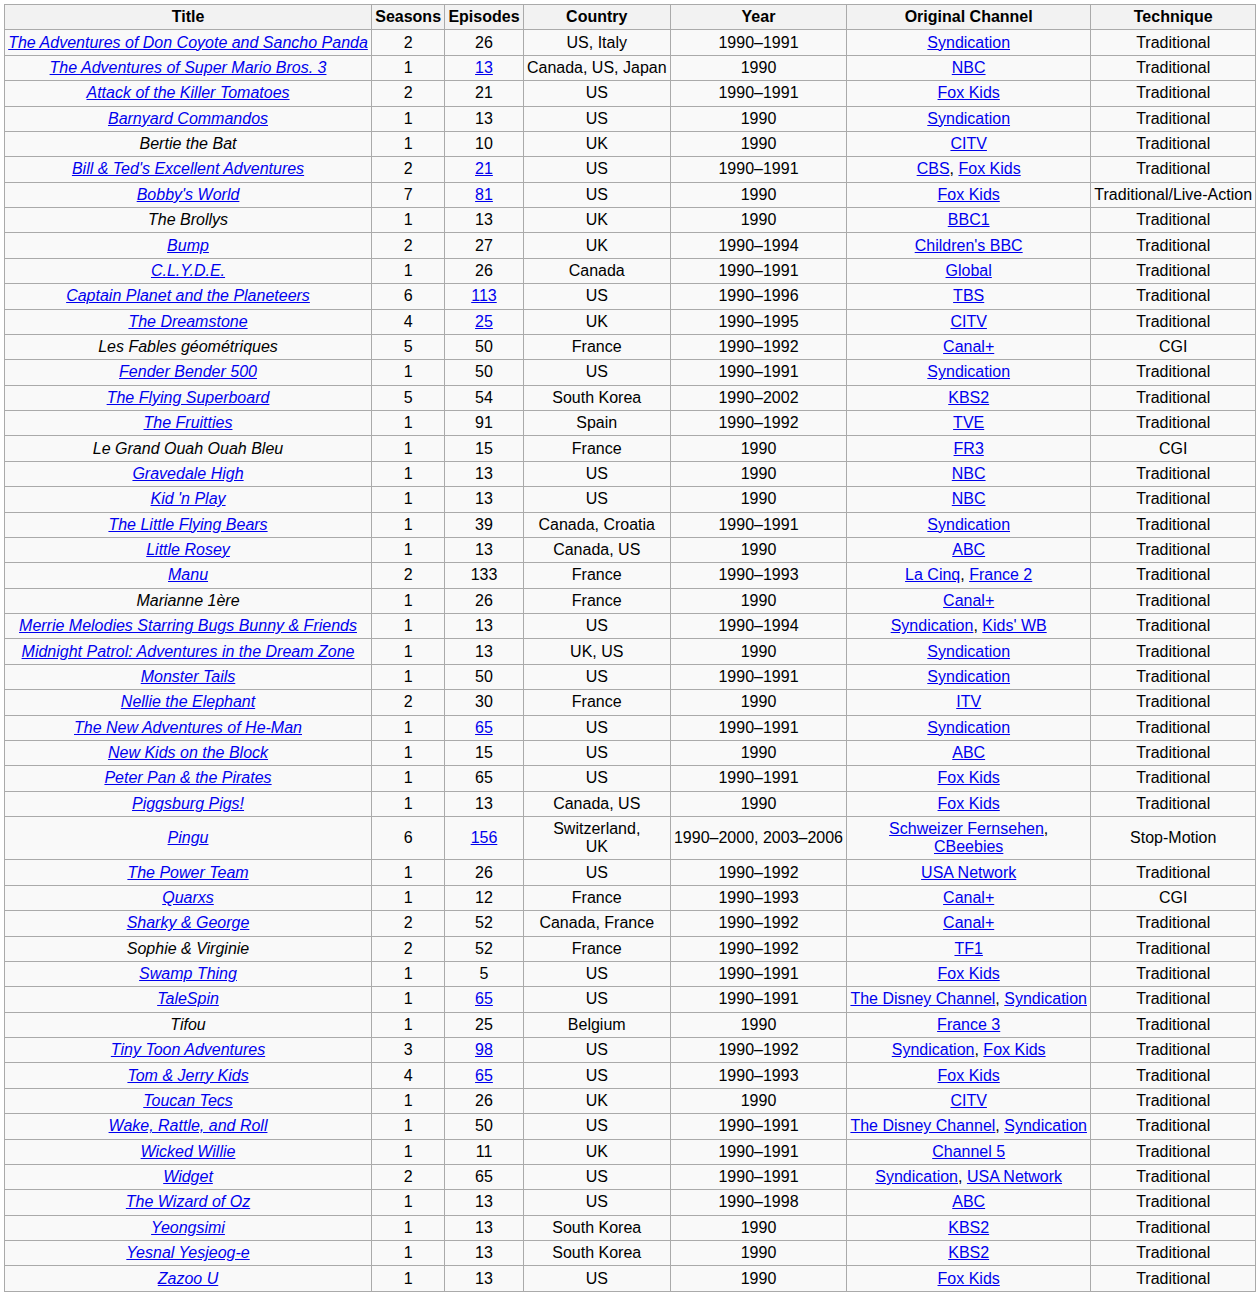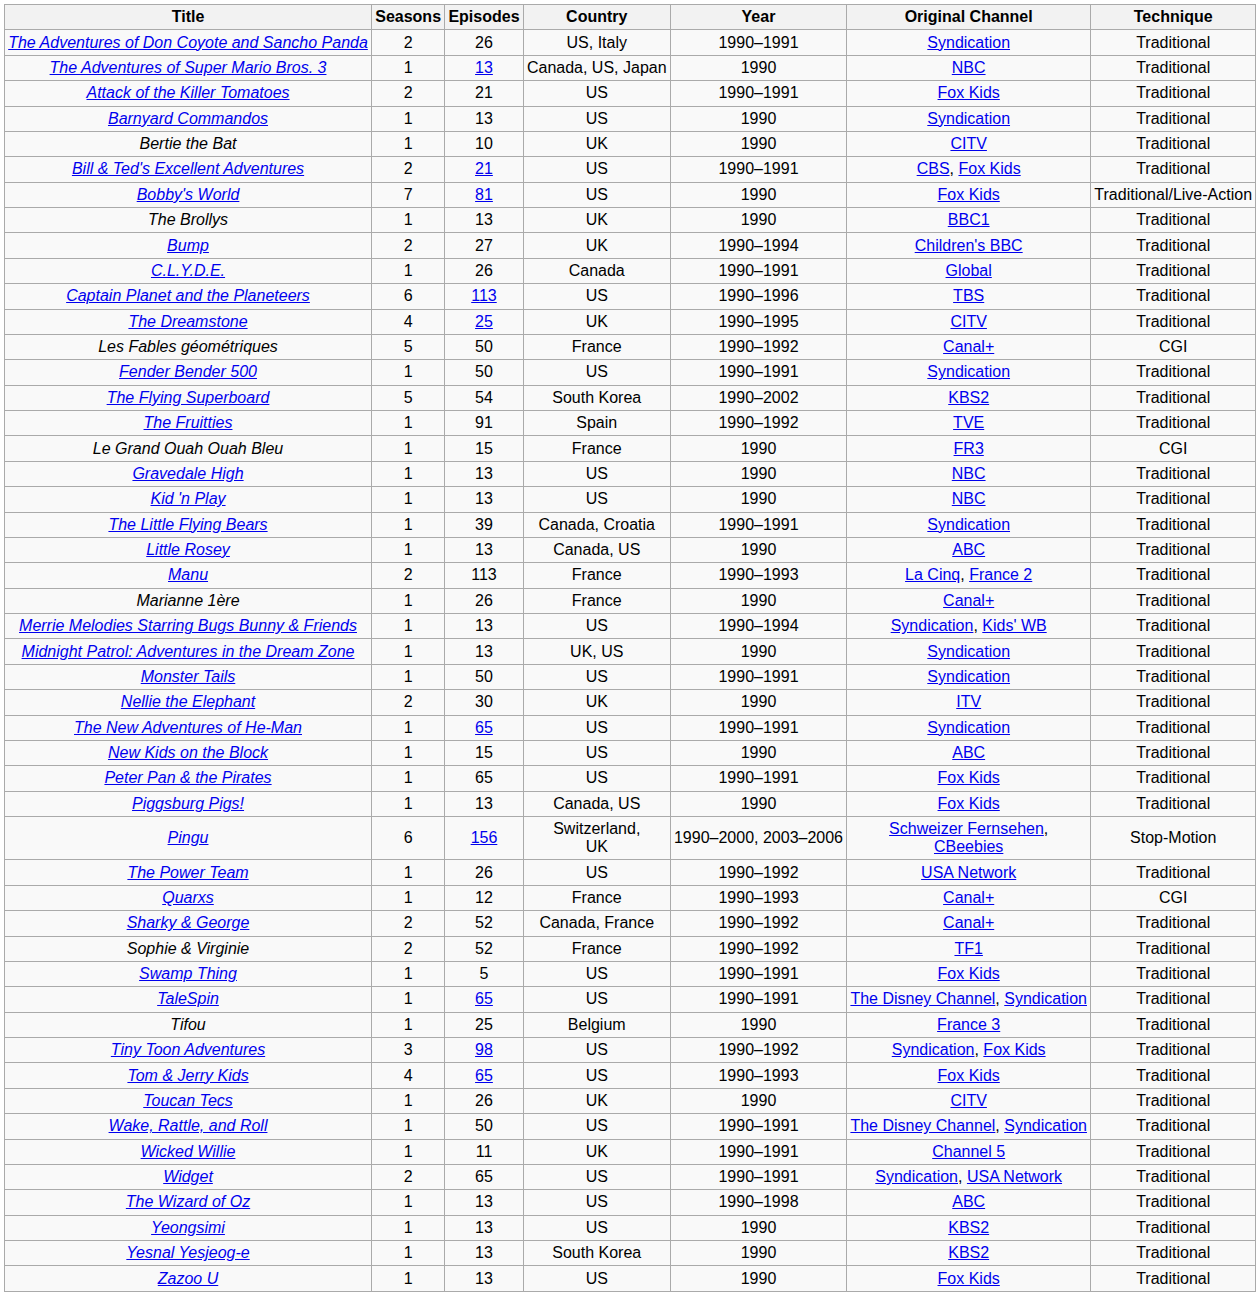(484, 575) 133 -> (484, 575) 113
(597, 702) France -> (597, 702) UK
(597, 1227) South Korea -> (597, 1227) US
